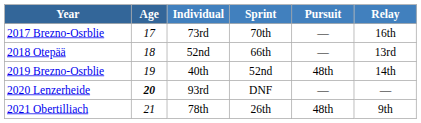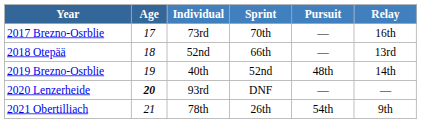(323, 109) 48th -> (323, 109) 54th
